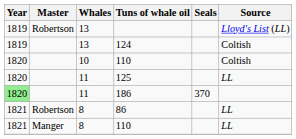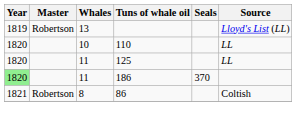- row: (84, 45)
(236, 61) Coltish -> (227, 45) LL
(227, 110) LL -> (236, 93) Coltish
- row: (81, 126)
